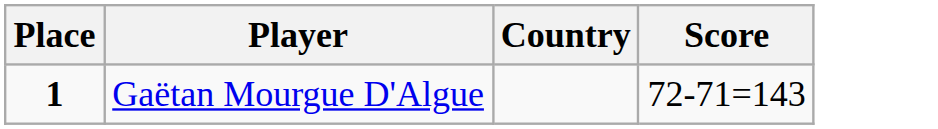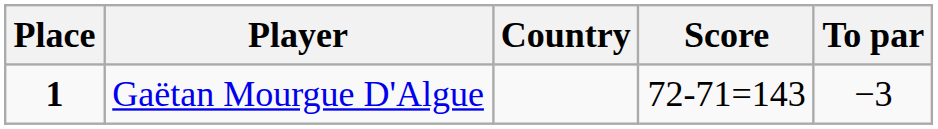+ column: (873, 34)
